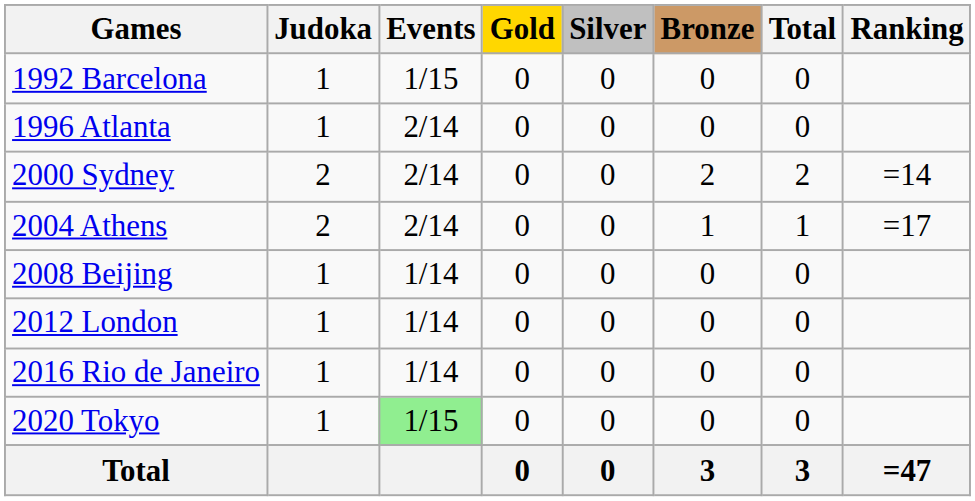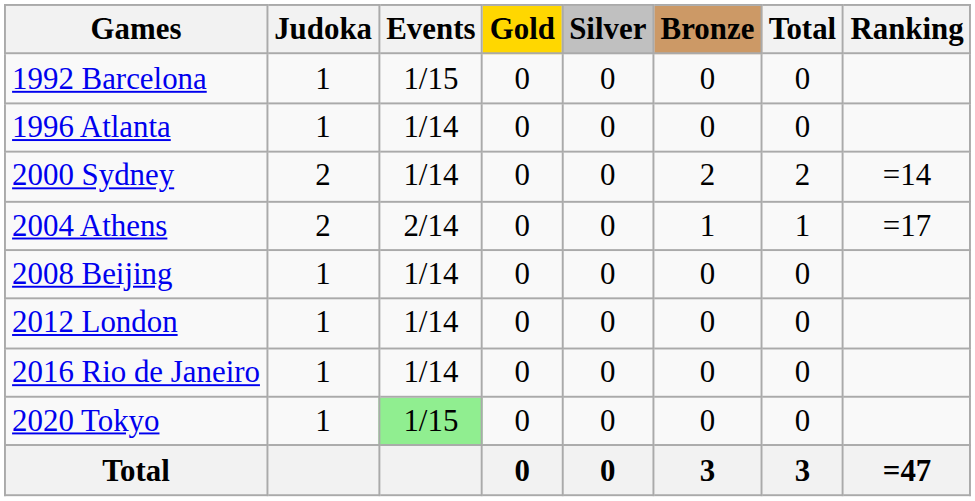(431, 126) 2/14 -> (431, 126) 1/14
(431, 175) 2/14 -> (431, 175) 1/14
